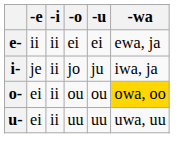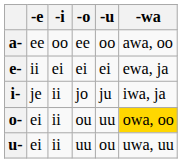+ row: (15, 42)
(55, 42) ii -> (58, 68) ei
(99, 94) ou -> (107, 119) uu
(99, 119) uu -> (107, 145) ou
